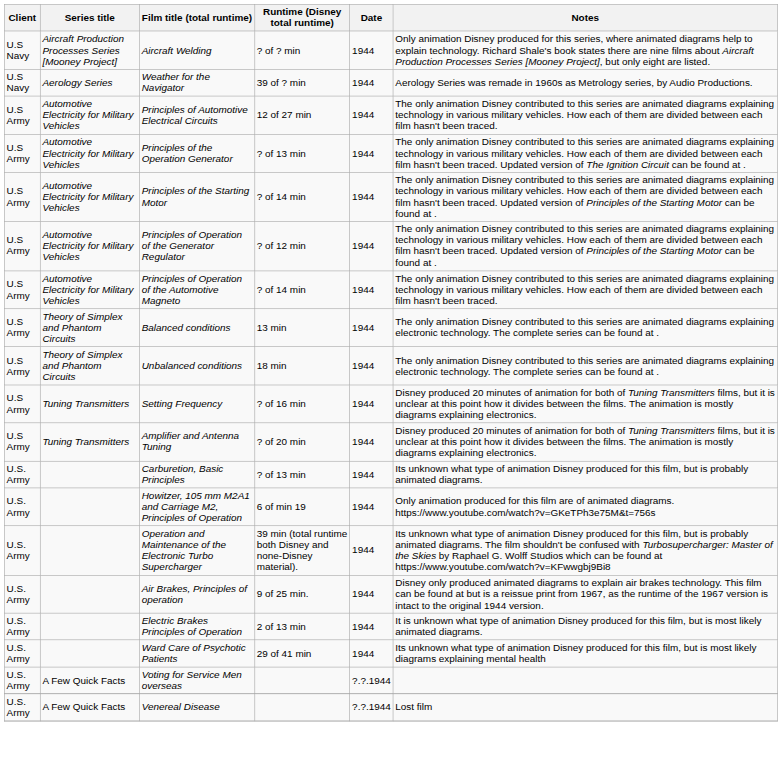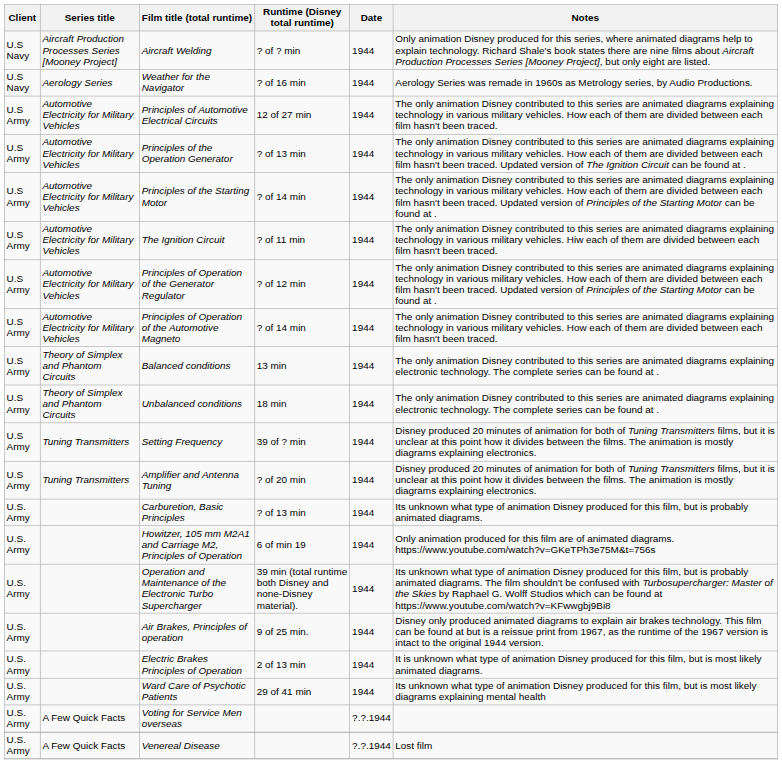(281, 82) 39 of ? min -> (281, 82) ? of 16 min
+ row: (183, 240)
(281, 404) ? of 16 min -> (281, 442) 39 of ? min
